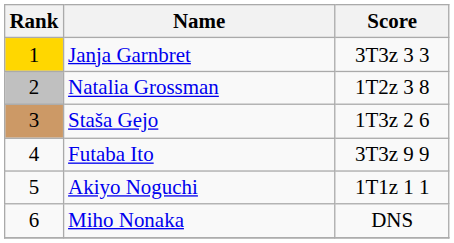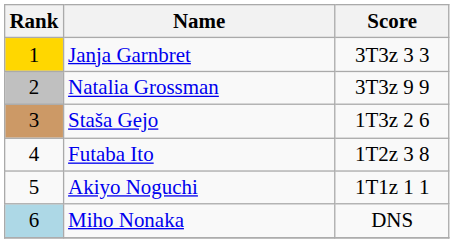(392, 87) 1T2z 3 8 -> (392, 87) 3T3z 9 9
(392, 154) 3T3z 9 9 -> (392, 154) 1T2z 3 8
(34, 220) no background -> (34, 220) lightblue background
